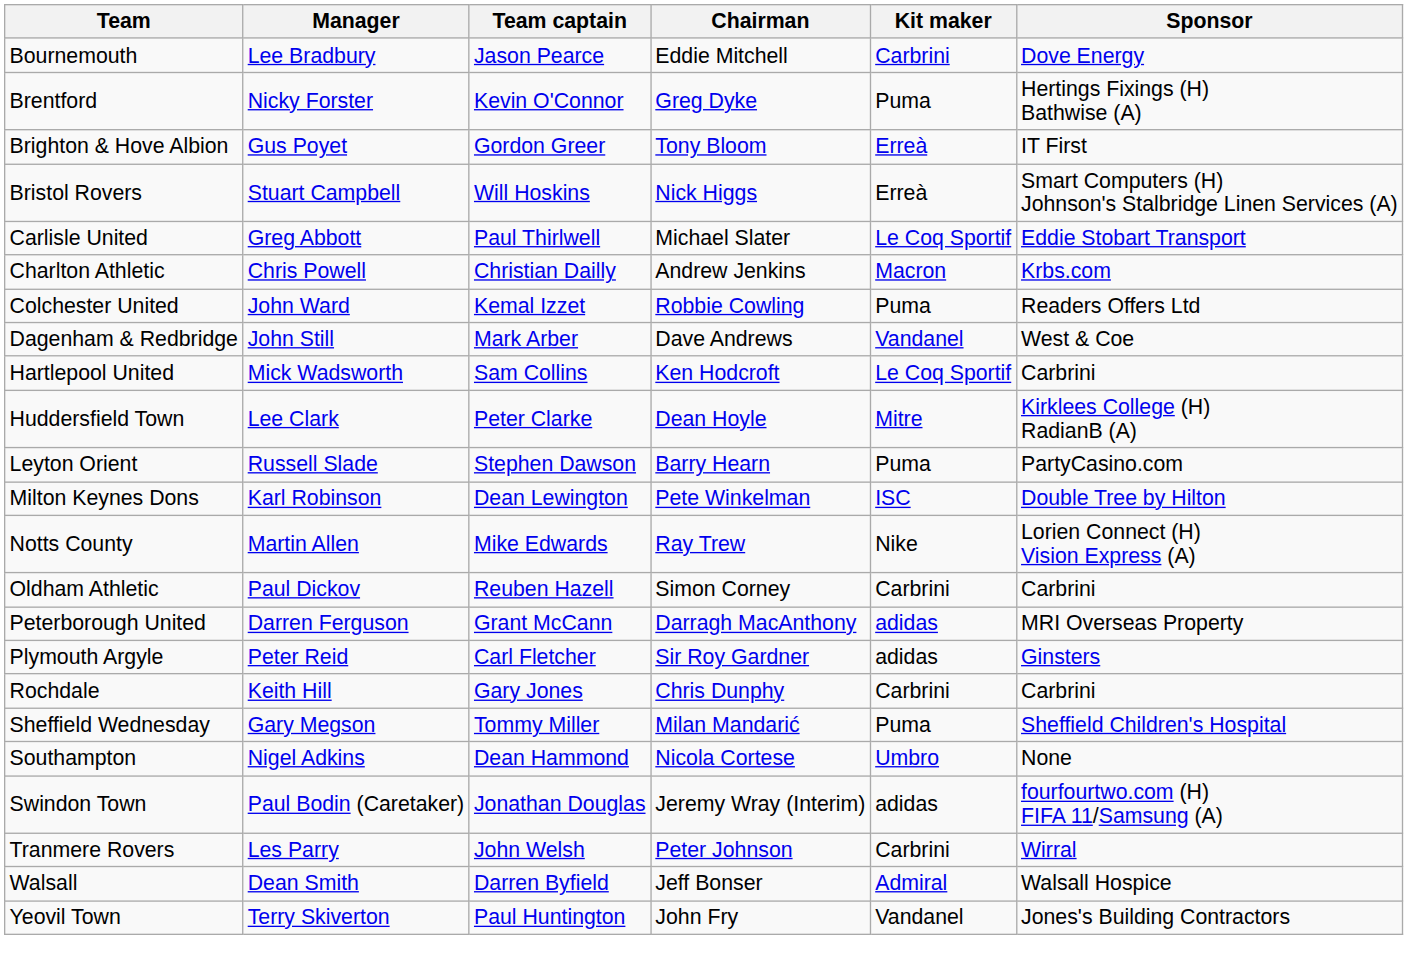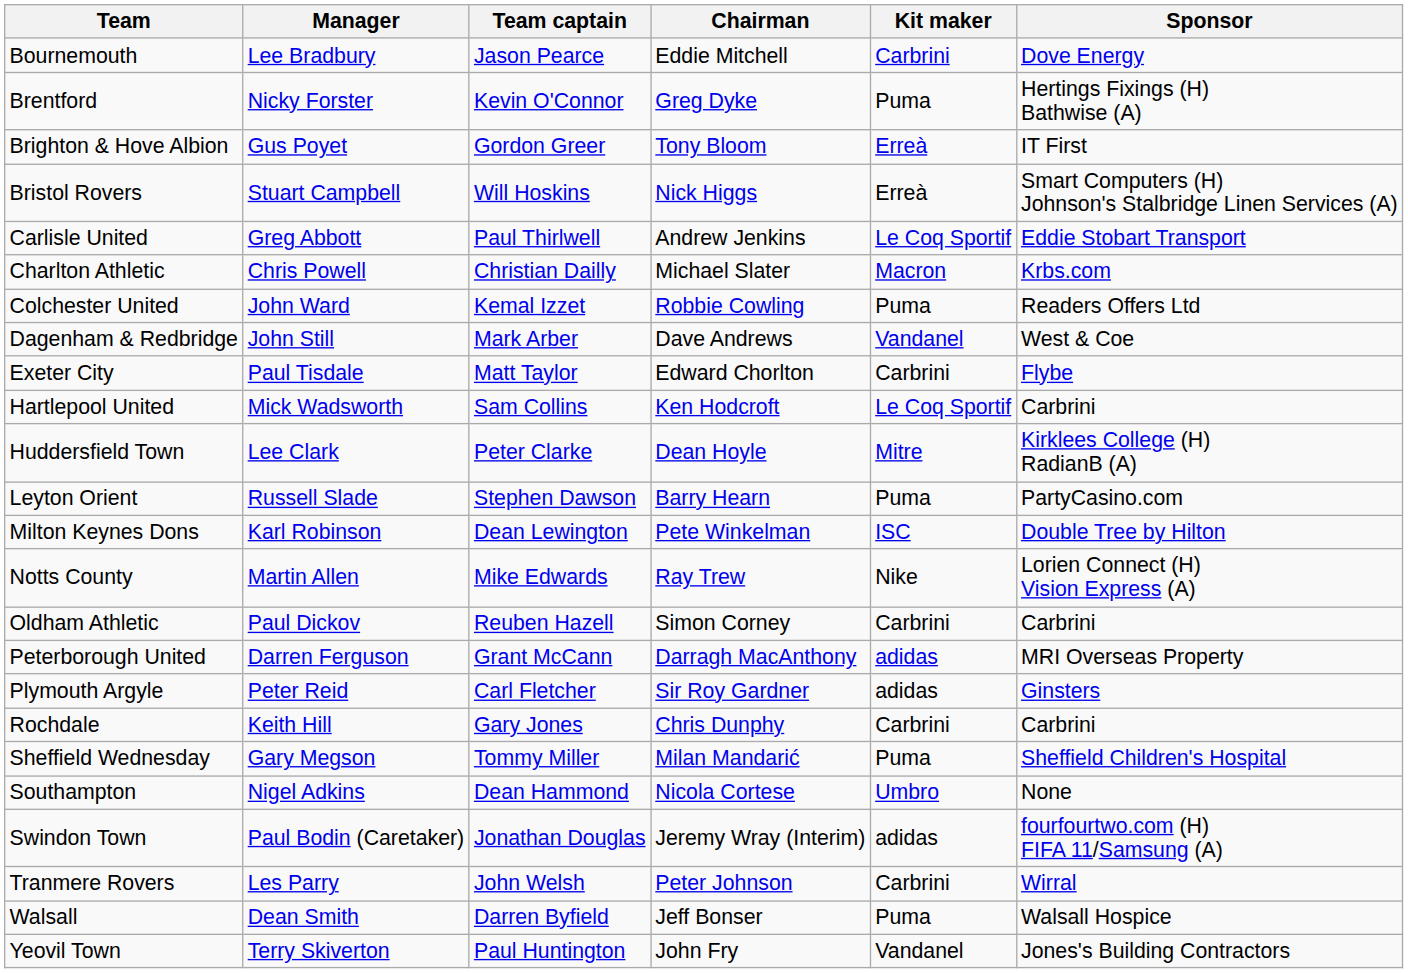(723, 237) Michael Slater -> (730, 237) Andrew Jenkins
(730, 271) Andrew Jenkins -> (723, 271) Michael Slater
+ row: (62, 372)
(911, 883) Admiral -> (903, 917) Puma
